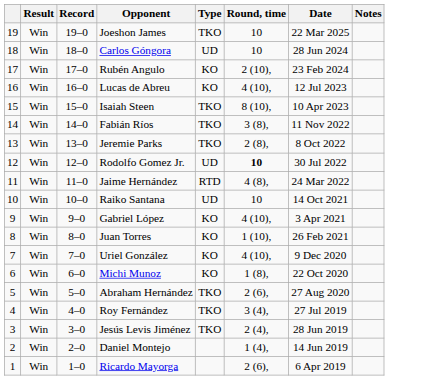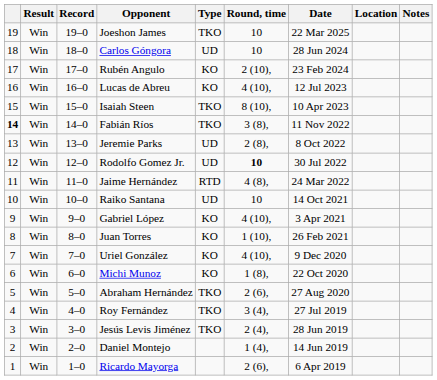+ column: (376, 13)
(13, 125) normal -> (13, 125) bold
(210, 143) TKO -> (210, 143) UD
